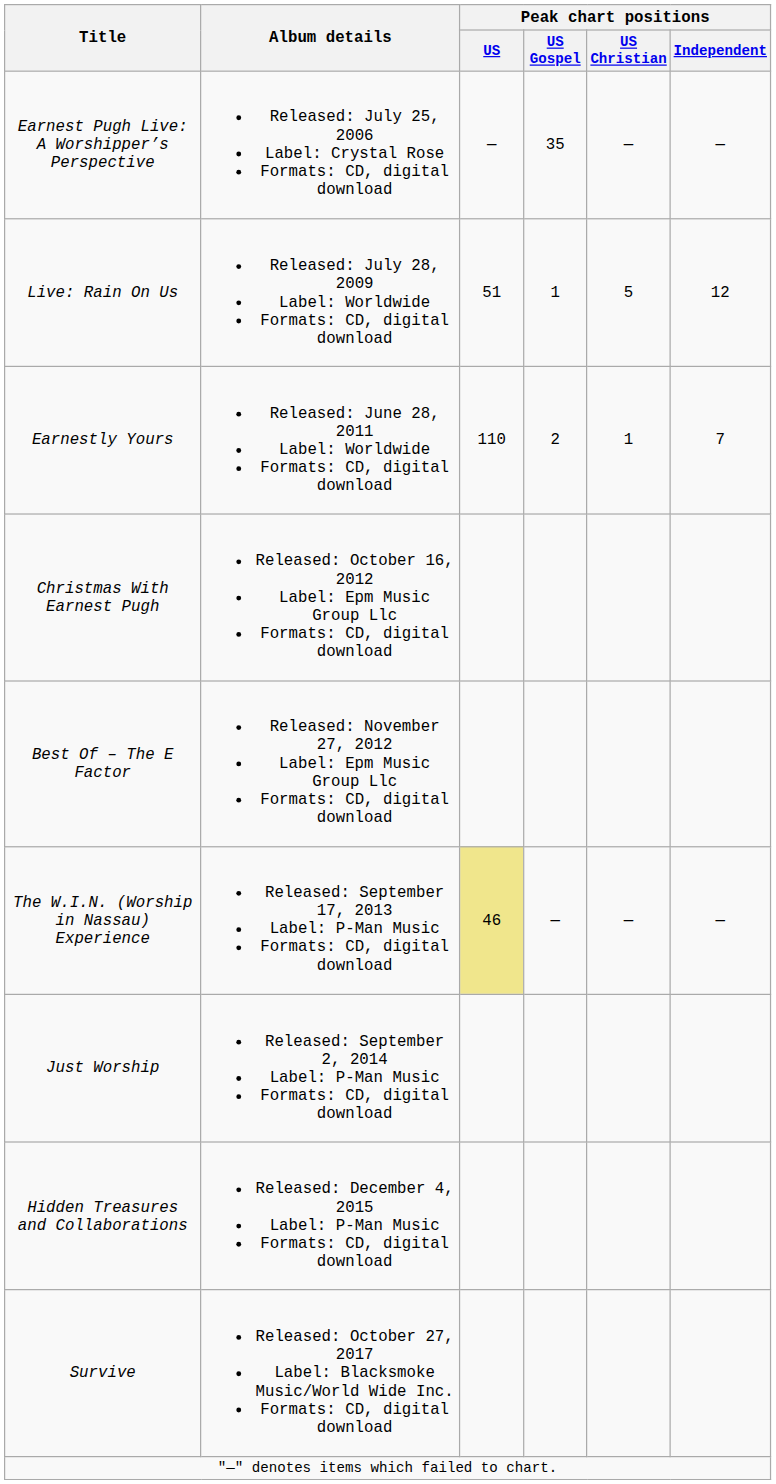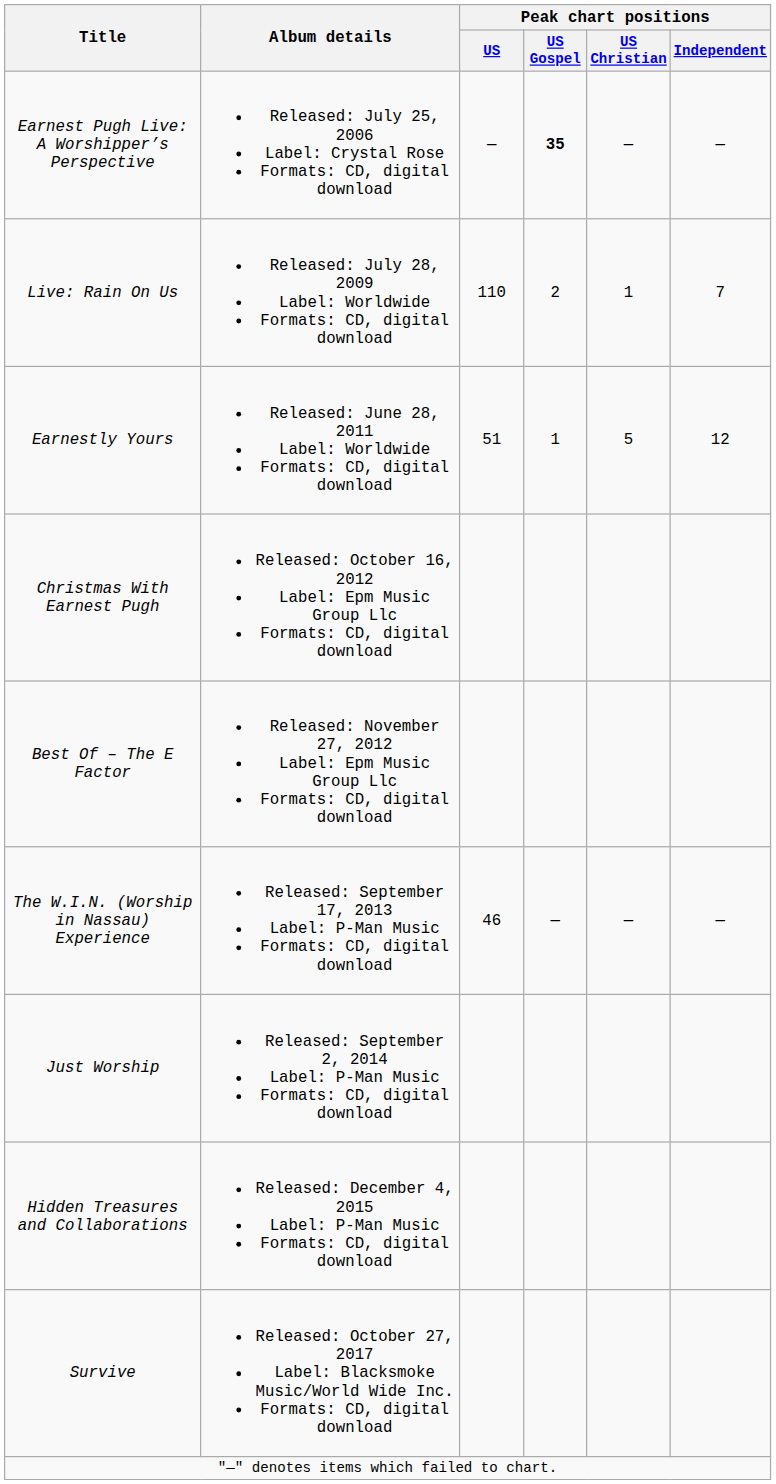(555, 145) normal -> (555, 145) bold
(492, 293) 51 -> (492, 293) 110
(555, 293) 1 -> (555, 293) 2
(629, 293) 5 -> (629, 293) 1
(720, 293) 12 -> (720, 293) 7
(492, 441) 110 -> (492, 441) 51
(555, 441) 2 -> (555, 441) 1
(629, 441) 1 -> (629, 441) 5
(720, 441) 7 -> (720, 441) 12
(492, 920) khaki background -> (492, 920) no background
